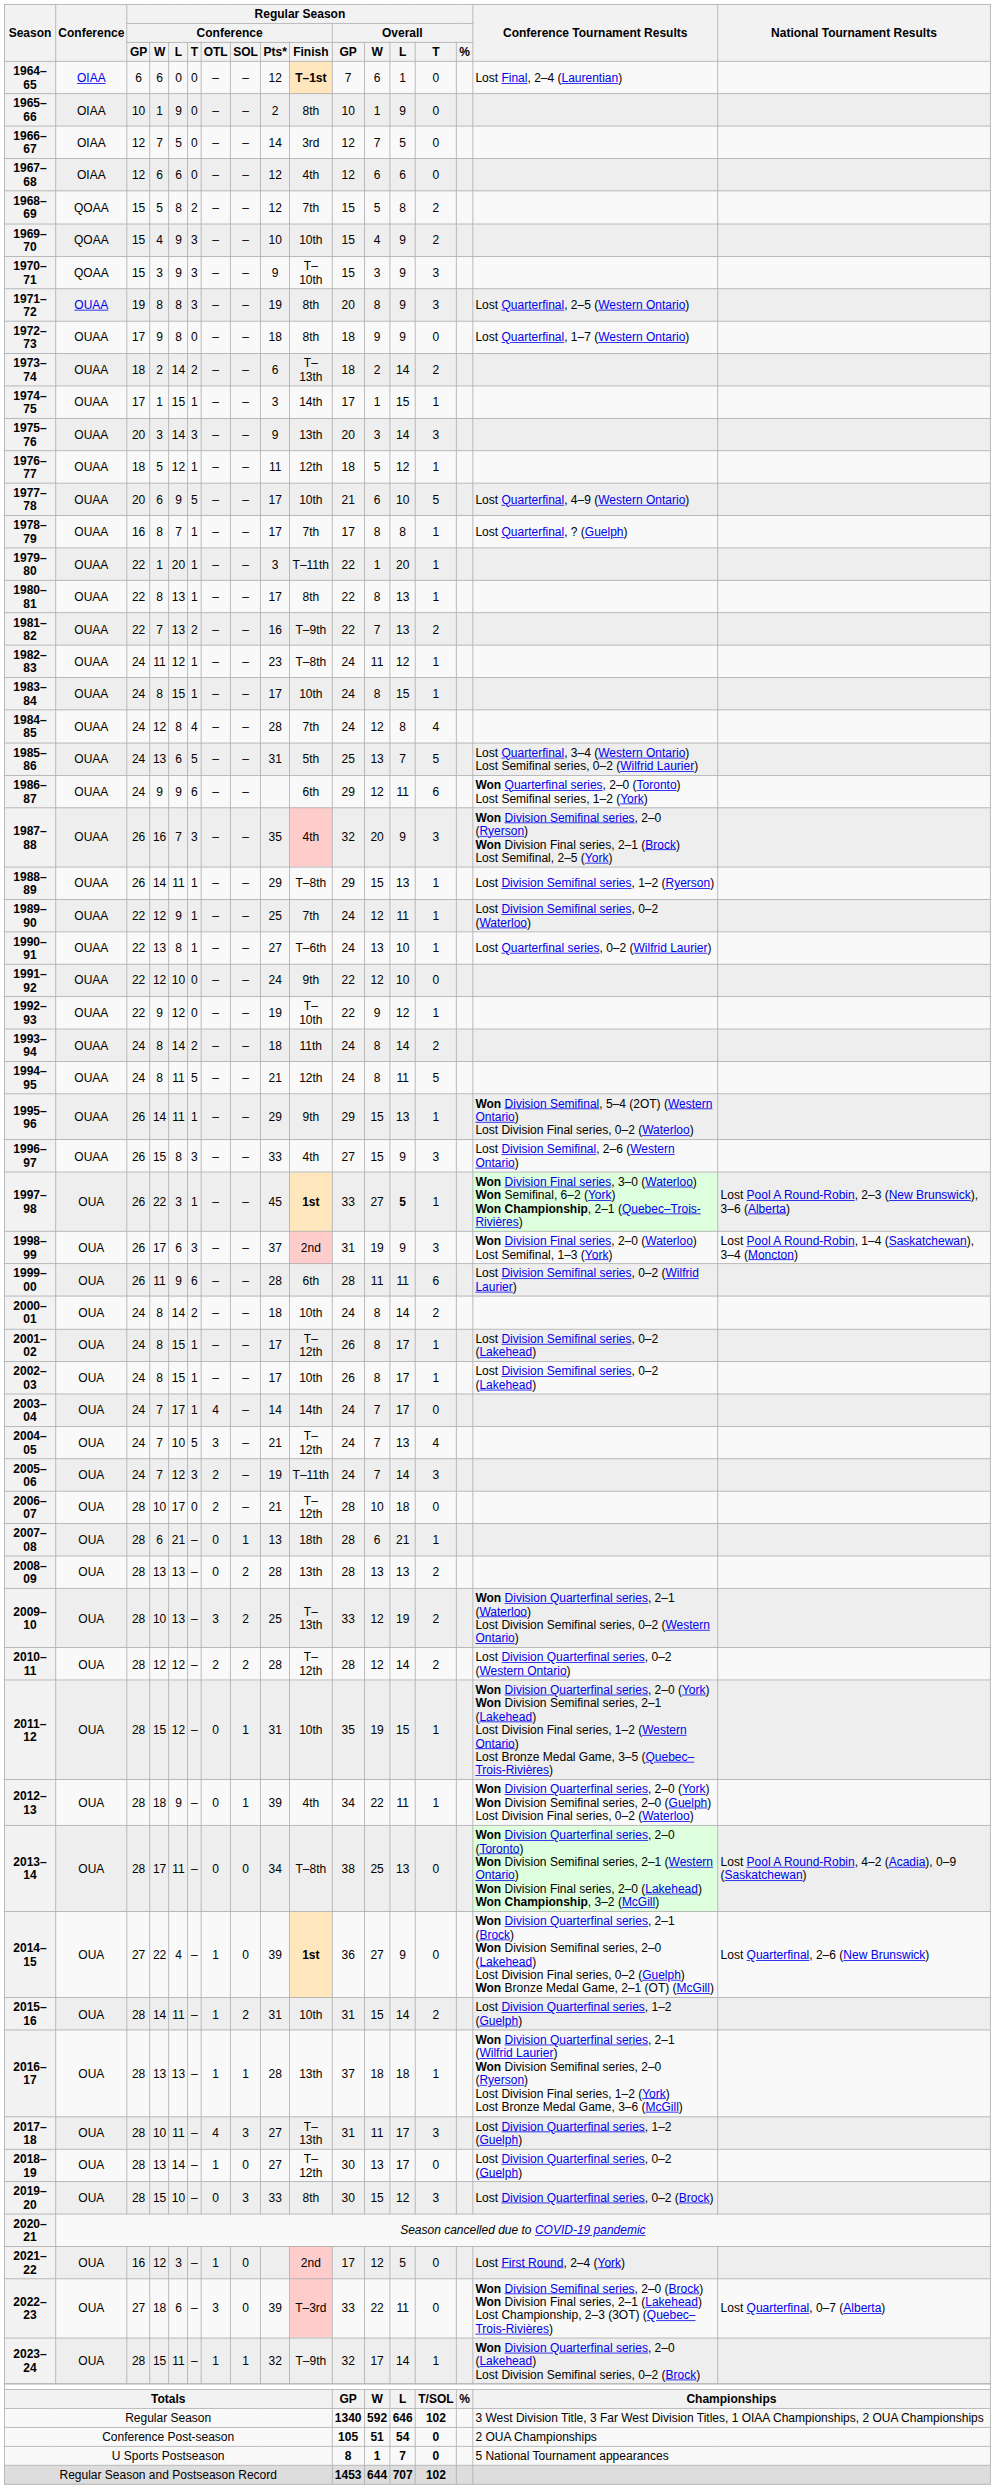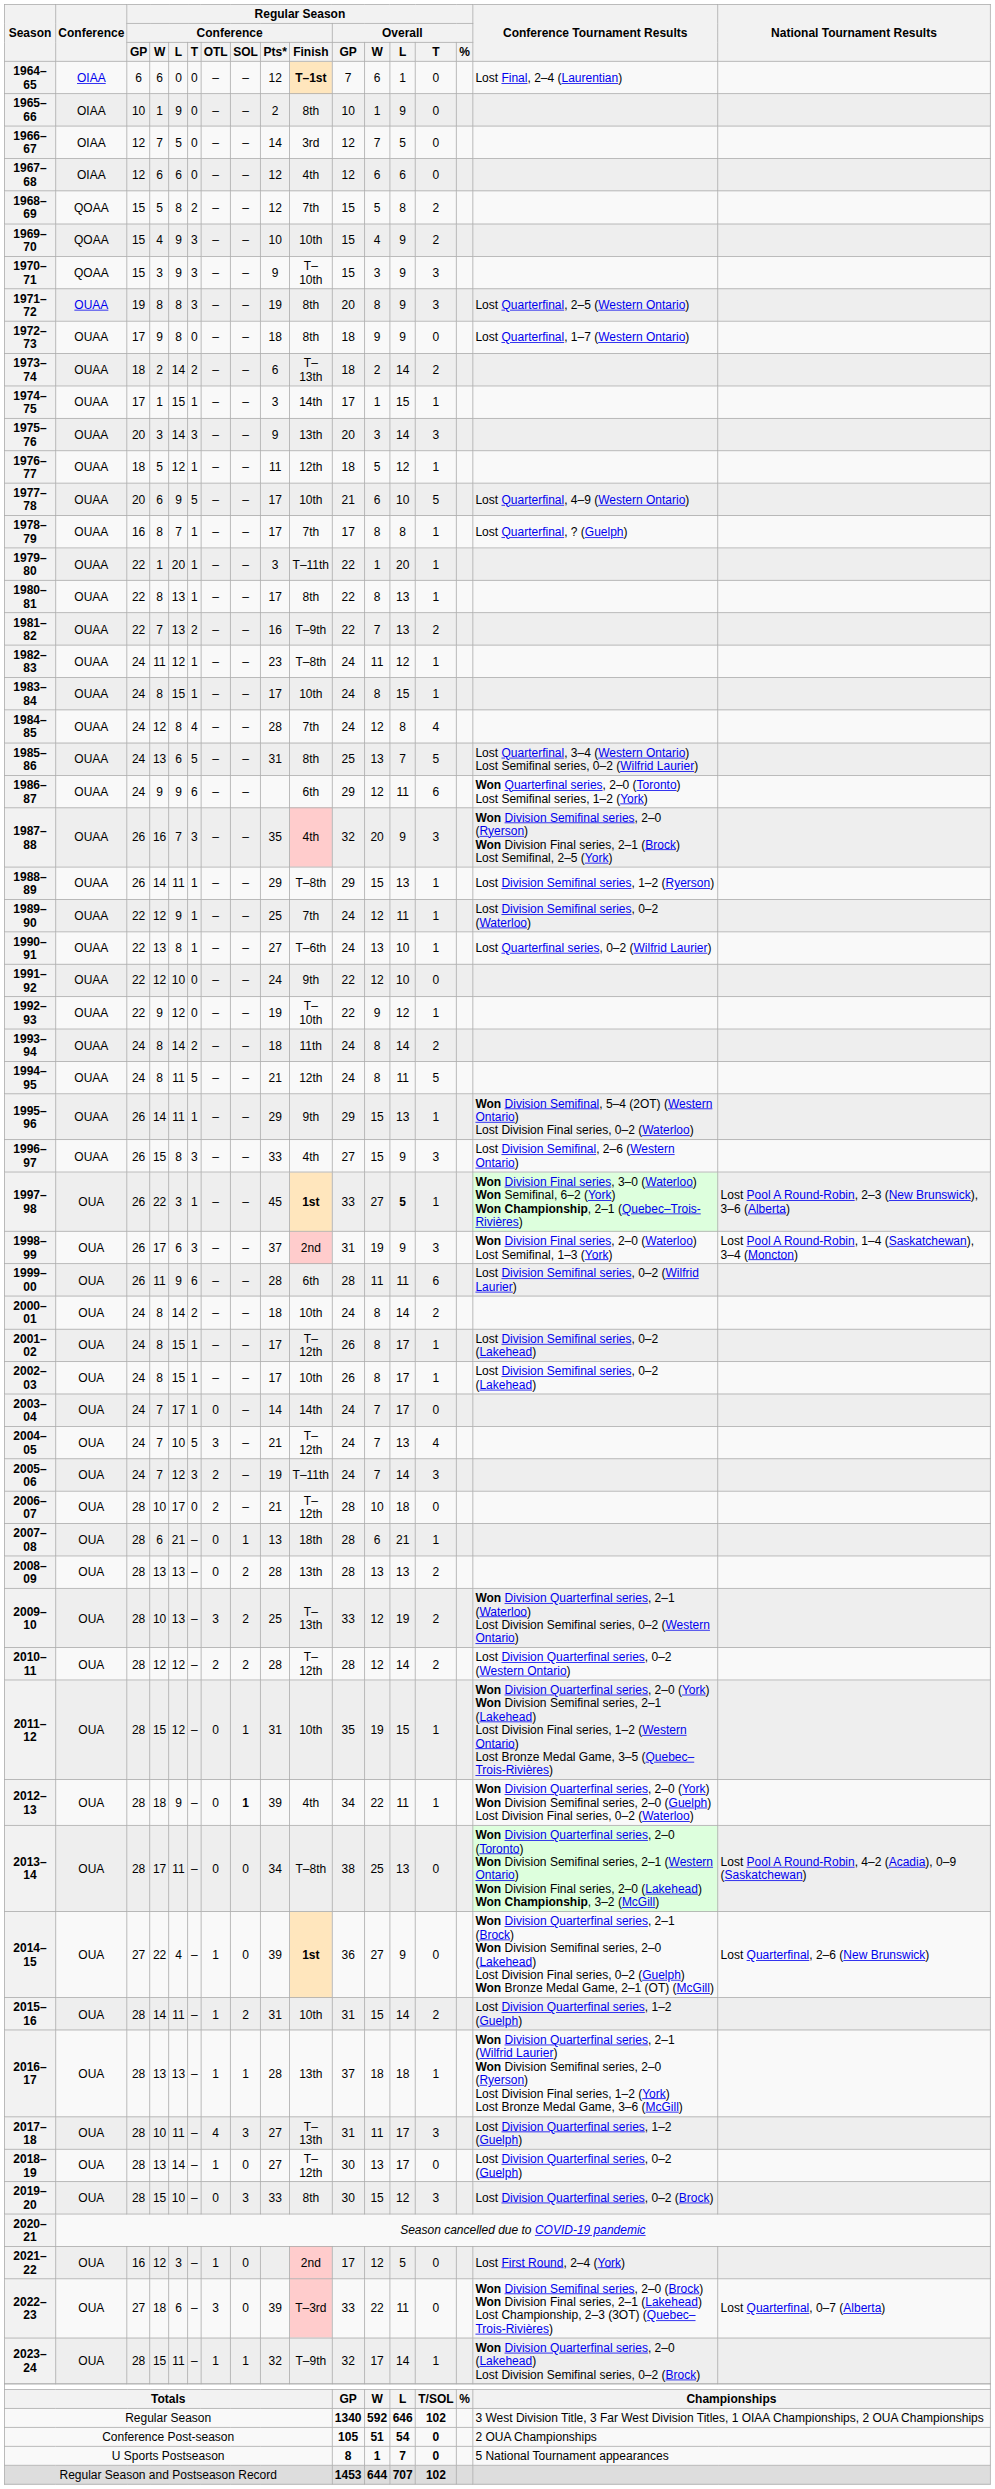(311, 759) 5th -> (311, 759) 8th
(216, 1410) 4 -> (216, 1410) 0
(246, 1803) normal -> (246, 1803) bold
